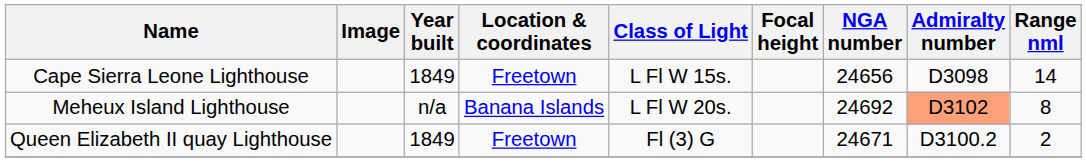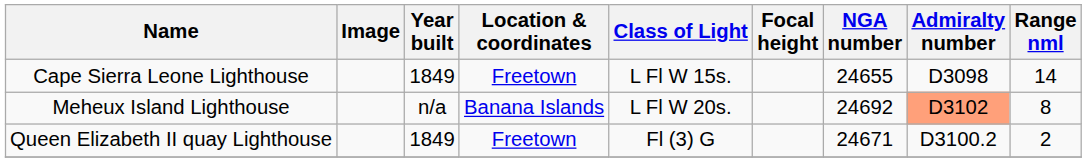(865, 75) 24656 -> (865, 75) 24655
